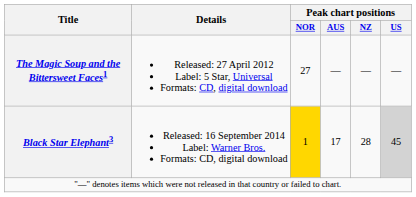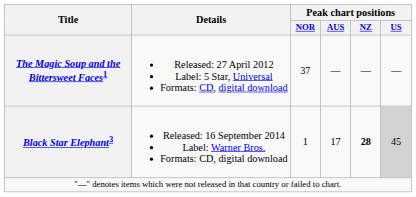(305, 70) 27 -> (305, 70) 37
(305, 142) gold background -> (305, 142) no background
(366, 142) normal -> (366, 142) bold
